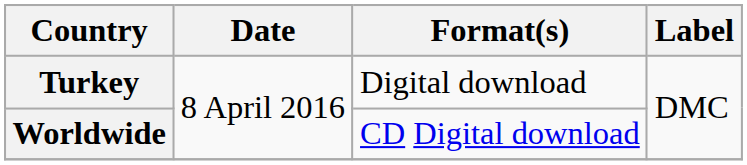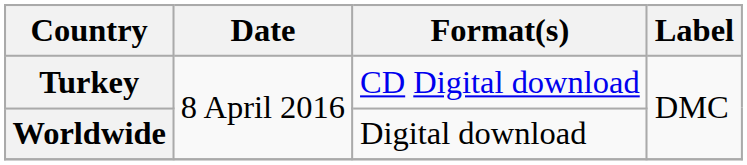(473, 81) Digital download -> (500, 81) CD Digital download
(500, 133) CD Digital download -> (473, 133) Digital download
